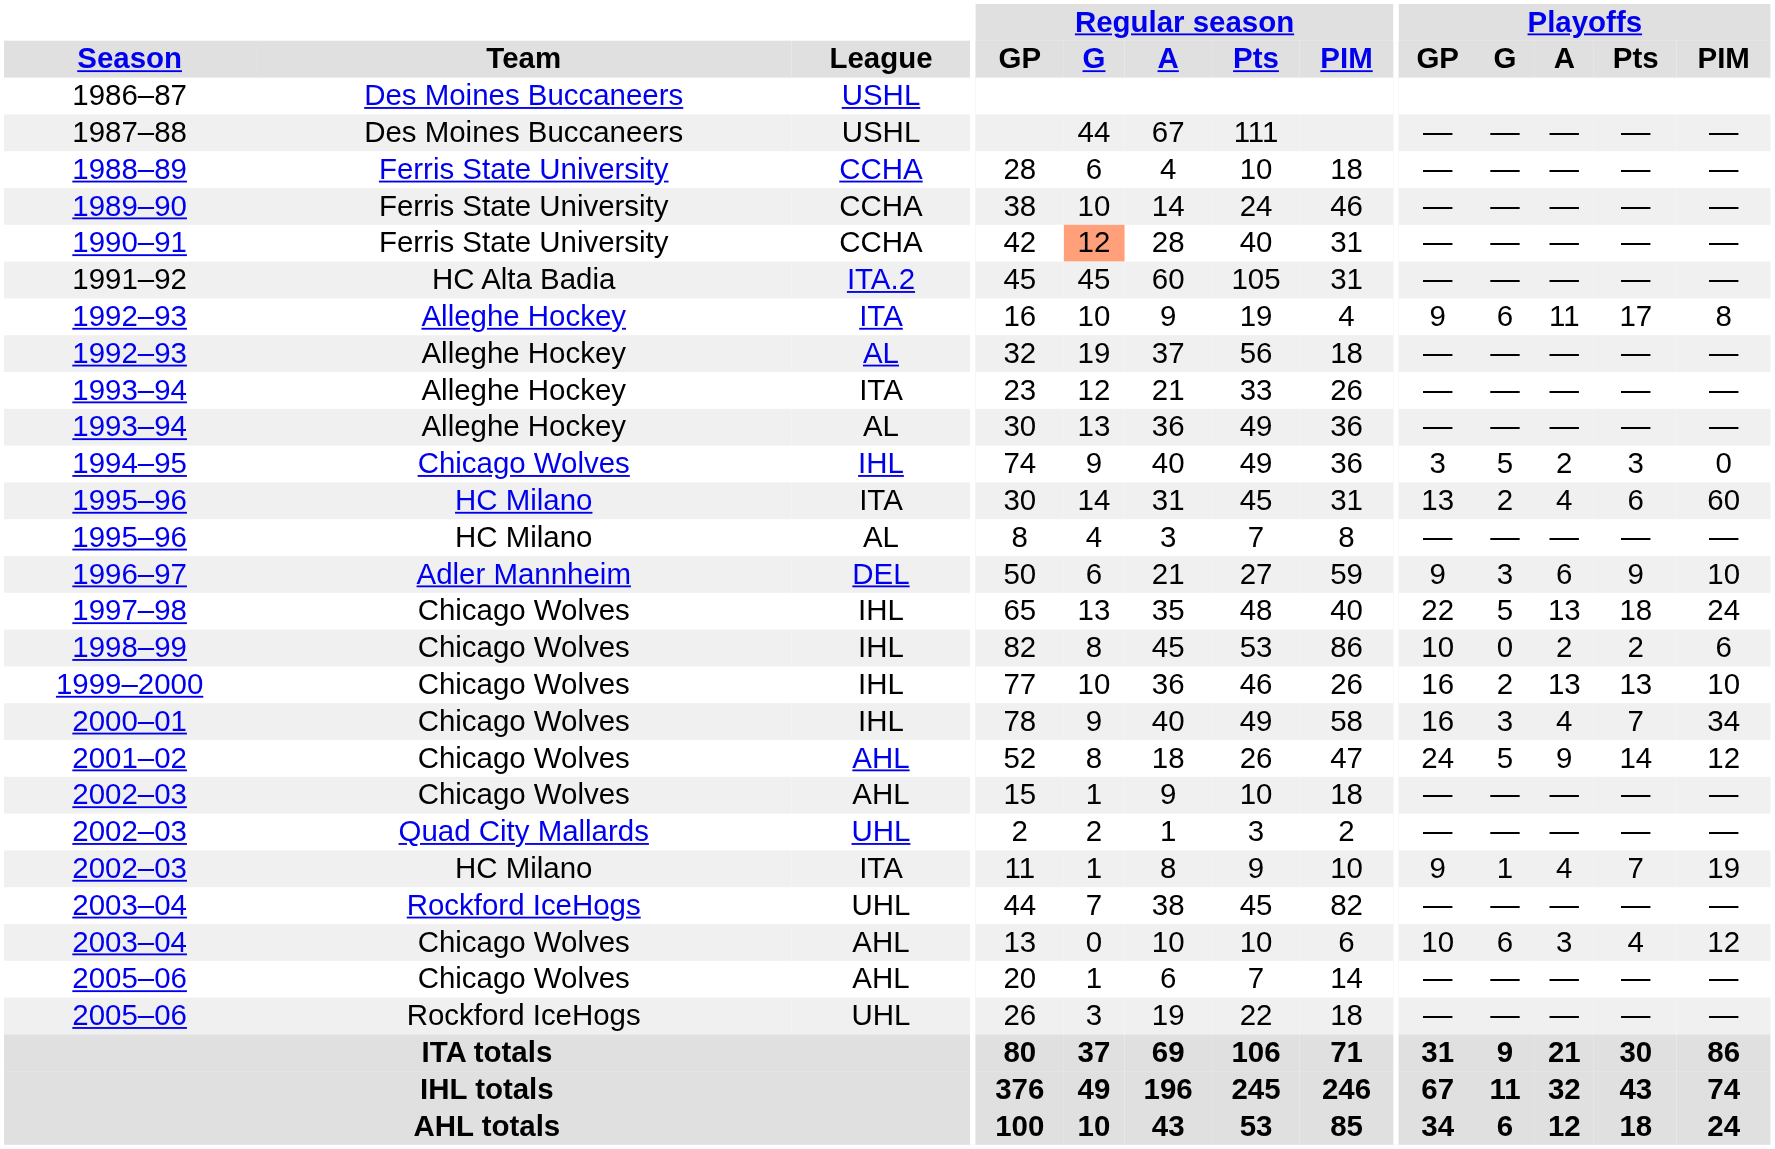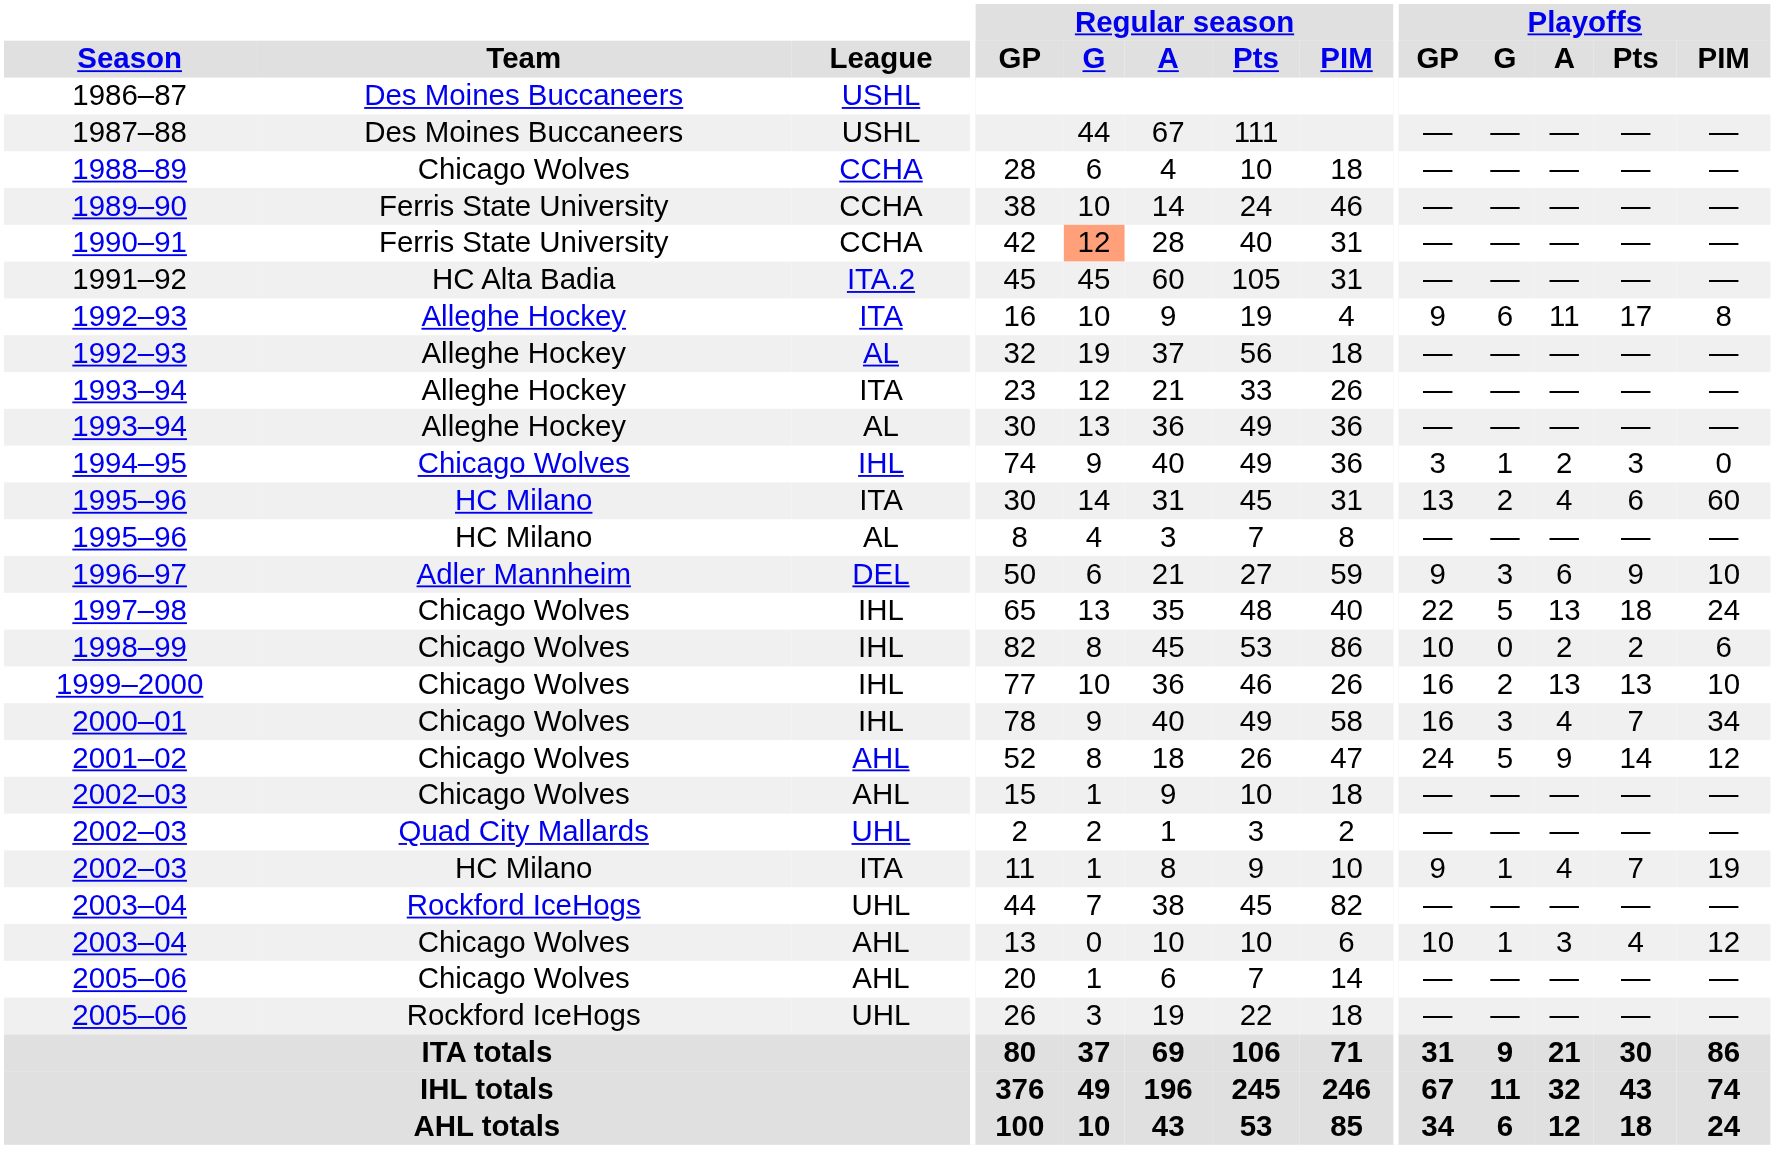(524, 169) Ferris State University -> (524, 169) Chicago Wolves
(1505, 463) 5 -> (1505, 463) 1
(1505, 941) 6 -> (1505, 941) 1
